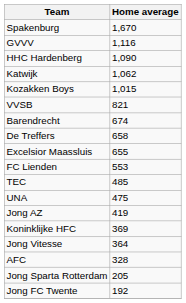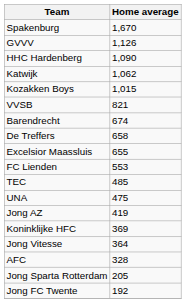(124, 43) 1,116 -> (124, 43) 1,126
